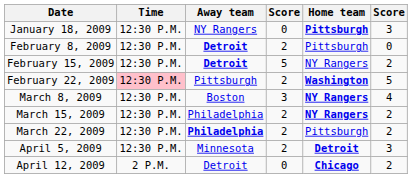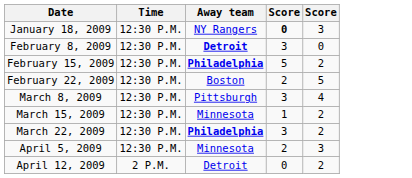- column: (337, 13)
(284, 30) normal -> (284, 30) bold
(284, 47) 2 -> (284, 47) 3
(226, 64) Detroit -> (226, 64) Philadelphia
(151, 81) pink background -> (151, 81) no background
(226, 81) Pittsburgh -> (226, 81) Boston
(226, 98) Boston -> (226, 98) Pittsburgh
(226, 115) Philadelphia -> (226, 115) Minnesota
(284, 115) 2 -> (284, 115) 1
(284, 132) 2 -> (284, 132) 3
